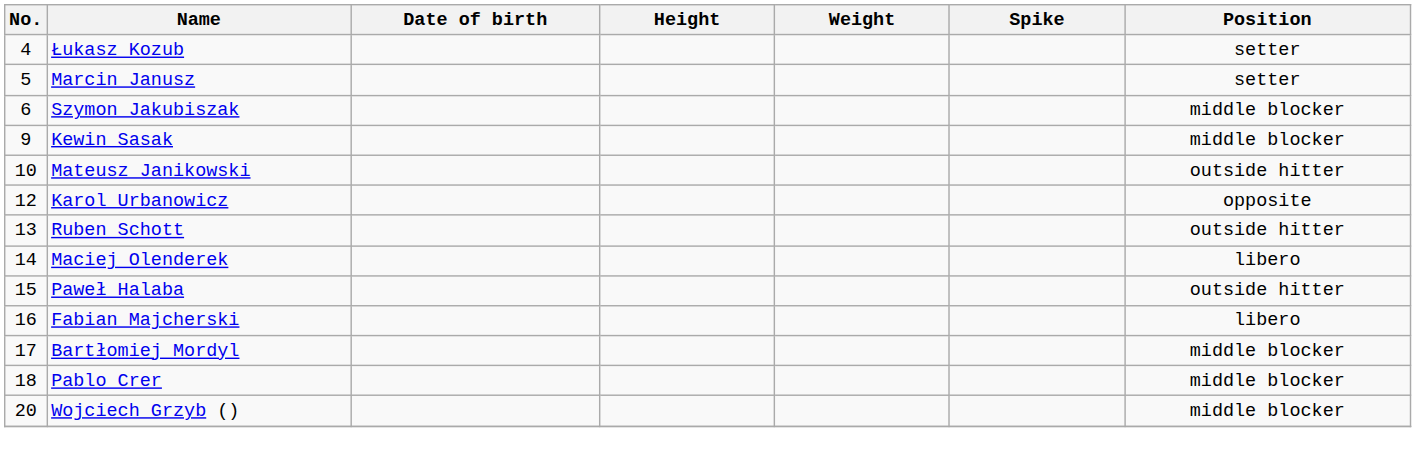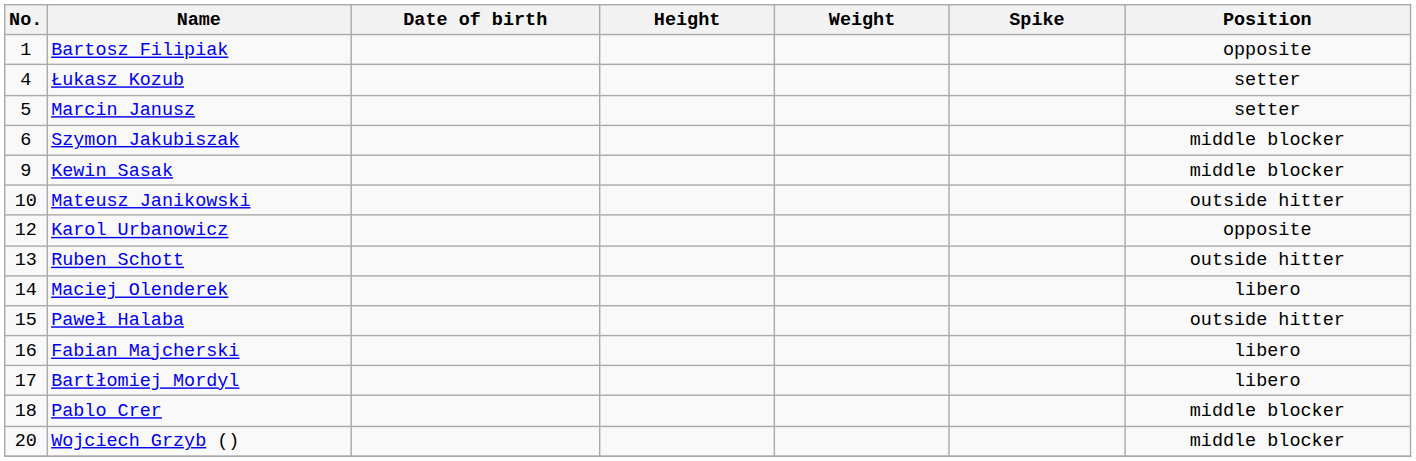+ row: (140, 50)
(1267, 351) middle blocker -> (1267, 381) libero
